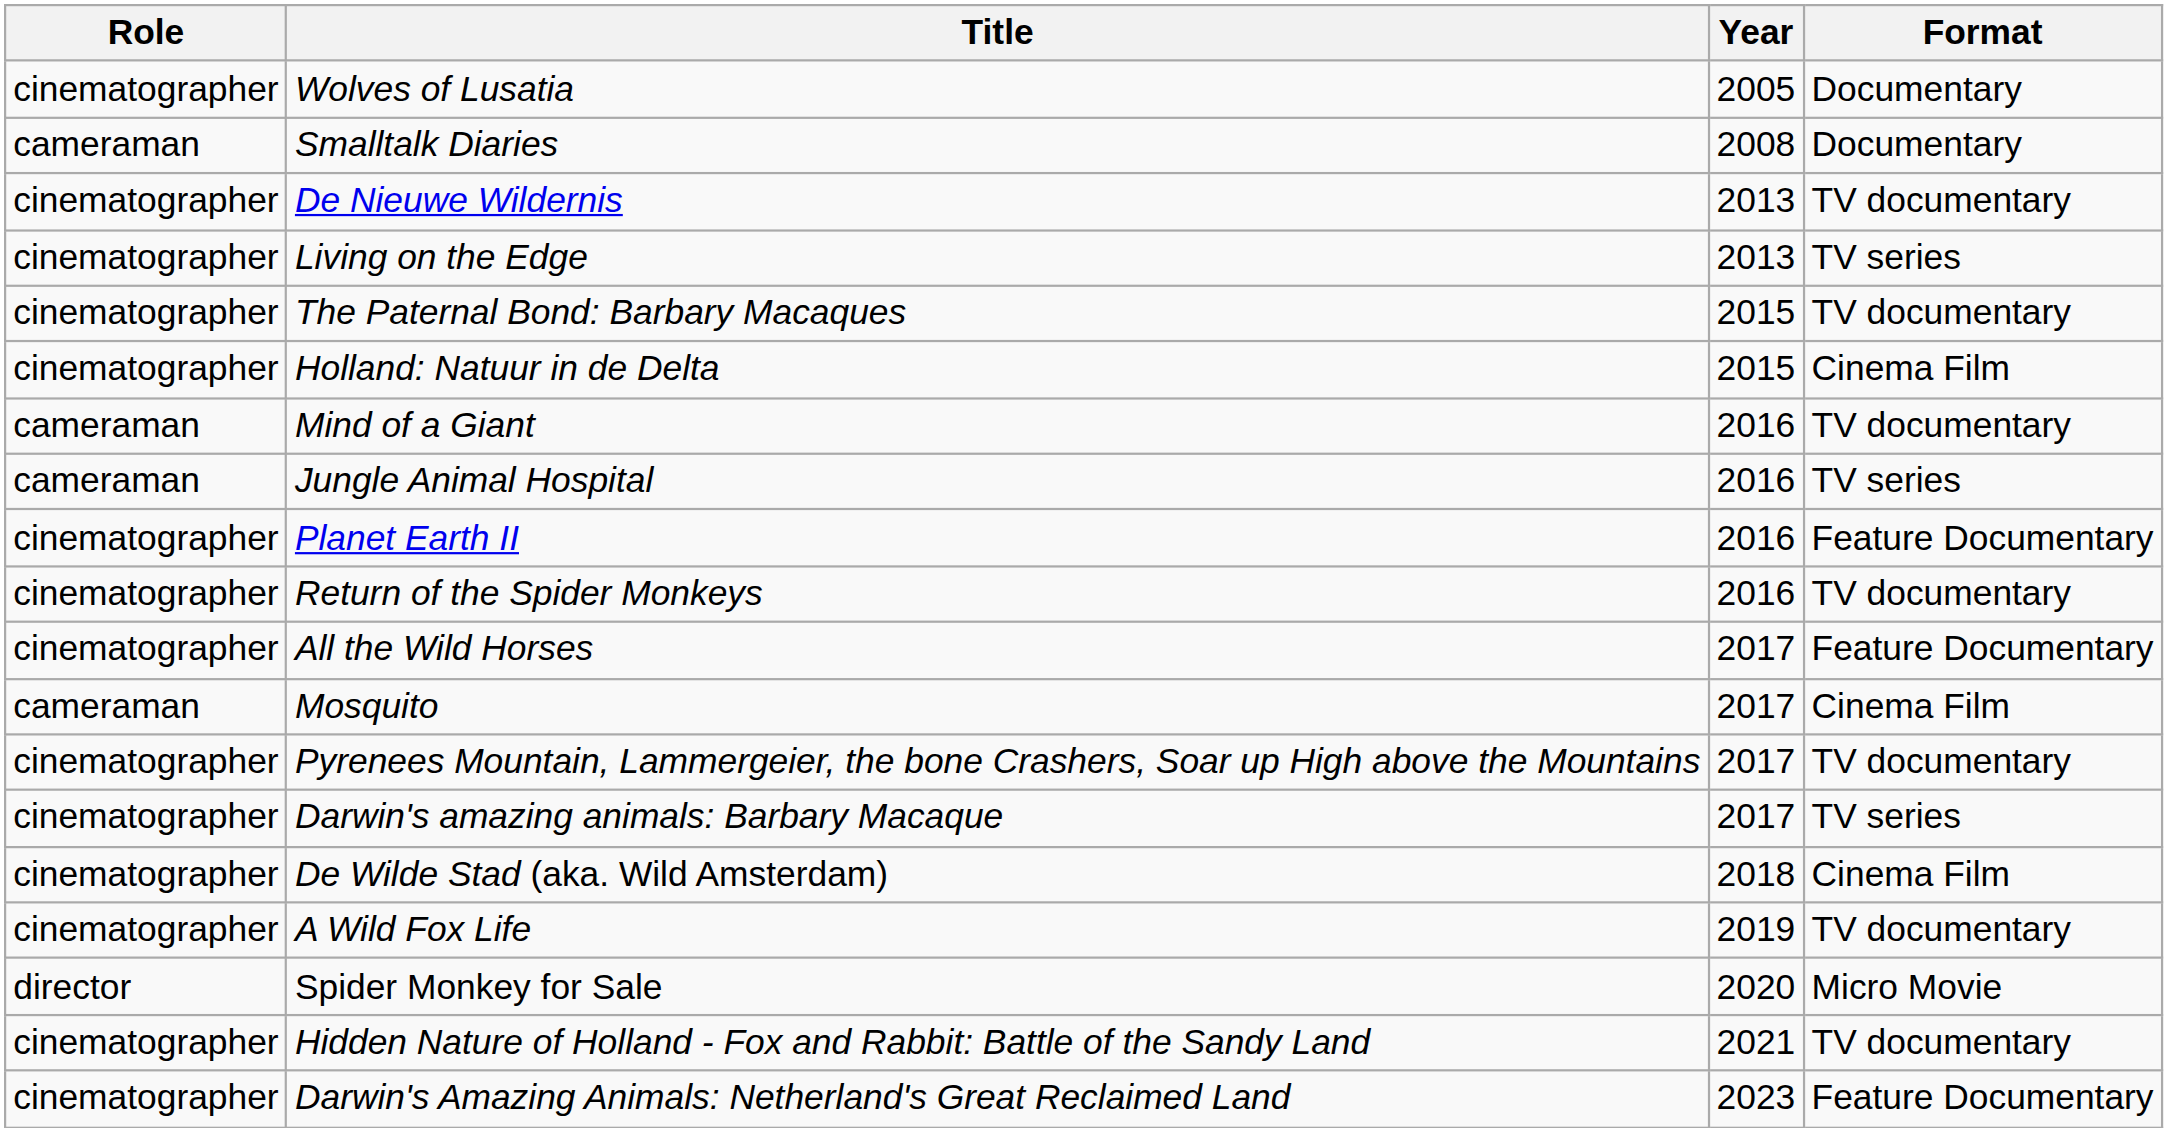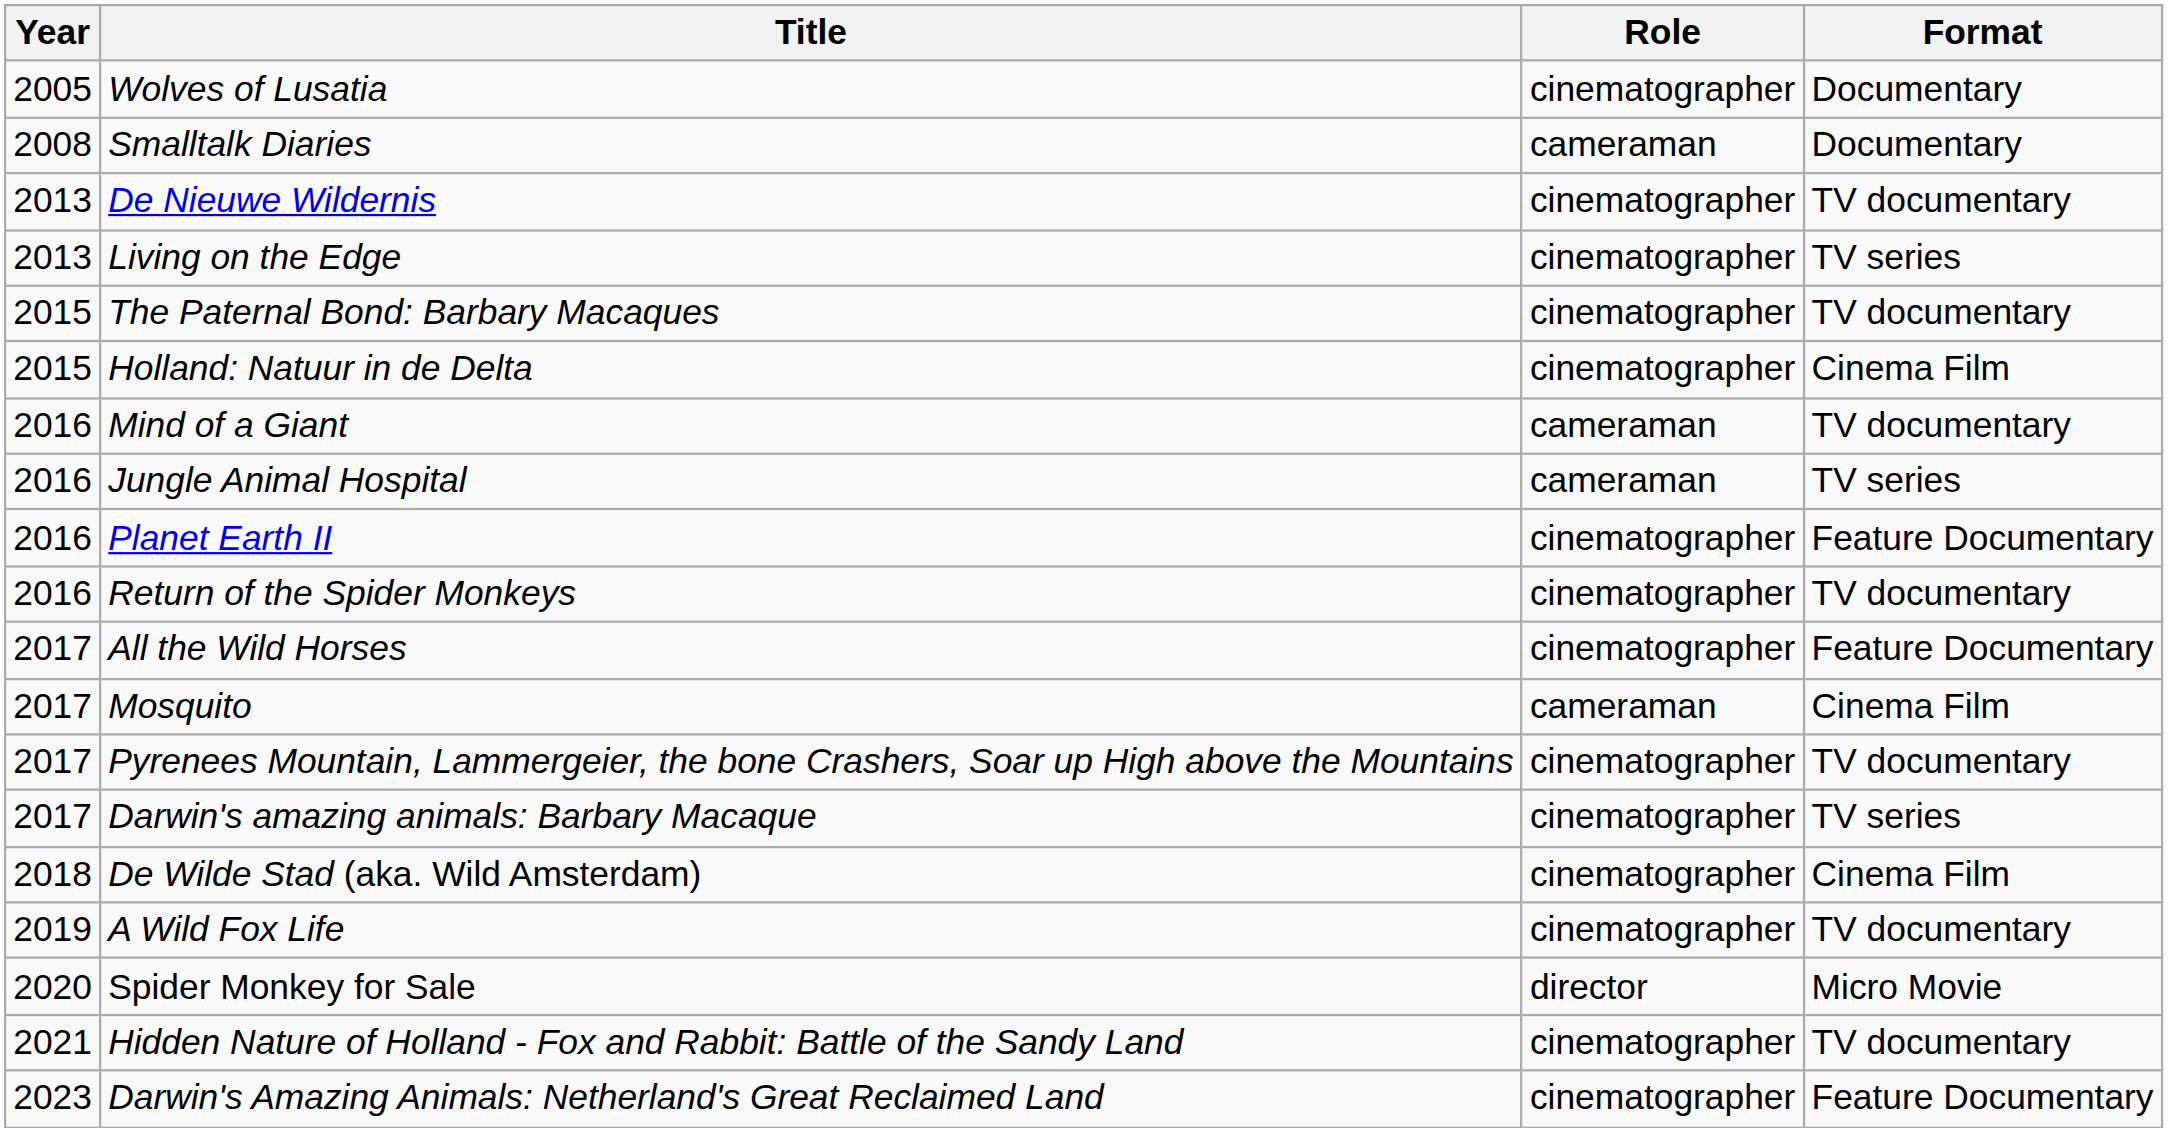columns swapped: (1756, 32) <-> (146, 32)
